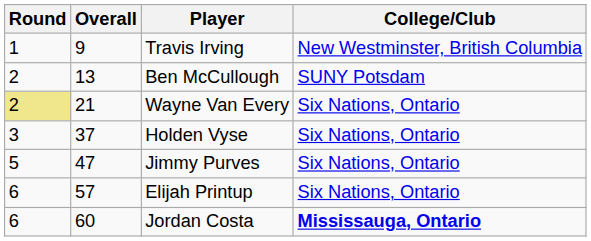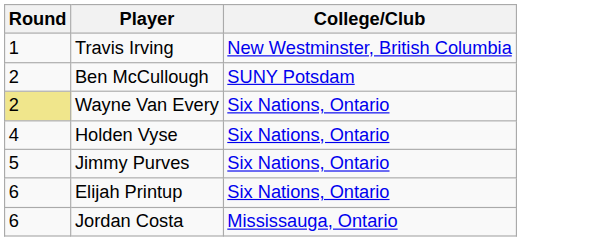- column: (106, 18)
(14, 134) 3 -> (14, 134) 4
(389, 221) bold -> (312, 221) normal
